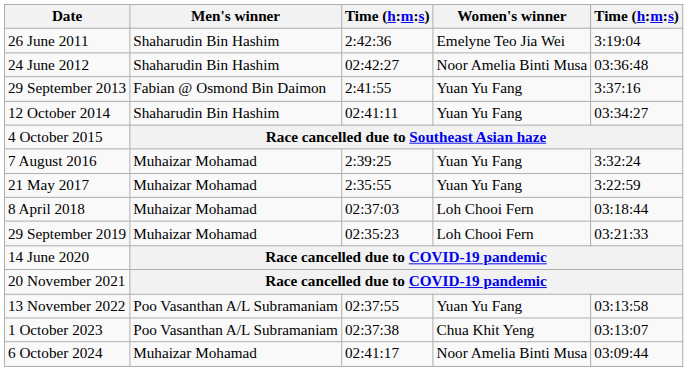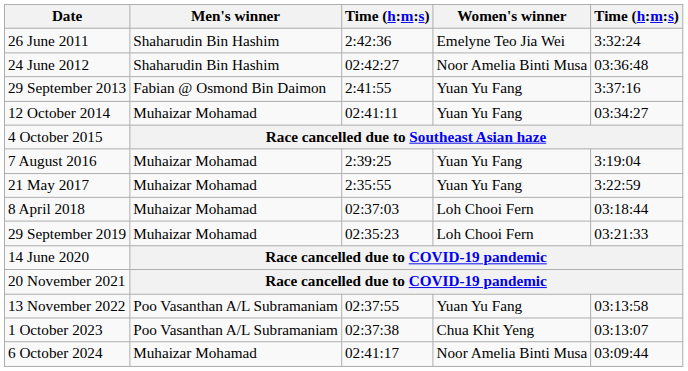(617, 40) 3:19:04 -> (617, 40) 3:32:24
(206, 112) Shaharudin Bin Hashim -> (195, 112) Muhaizar Mohamad
(617, 161) 3:32:24 -> (617, 161) 3:19:04
